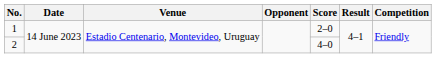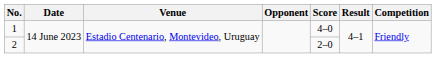(325, 28) 2–0 -> (325, 28) 4–0
(325, 45) 4–0 -> (325, 45) 2–0
